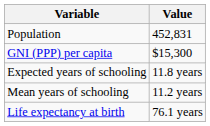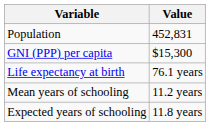rows swapped: (66, 111) <-> (77, 72)
